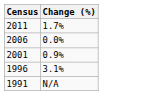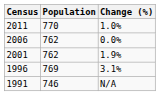+ column: (69, 12)
(53, 26) 1.7% -> (111, 26) 1.0%
(53, 55) 0.9% -> (111, 55) 1.9%
